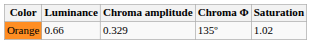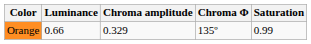(263, 30) 1.02 -> (263, 30) 0.99
